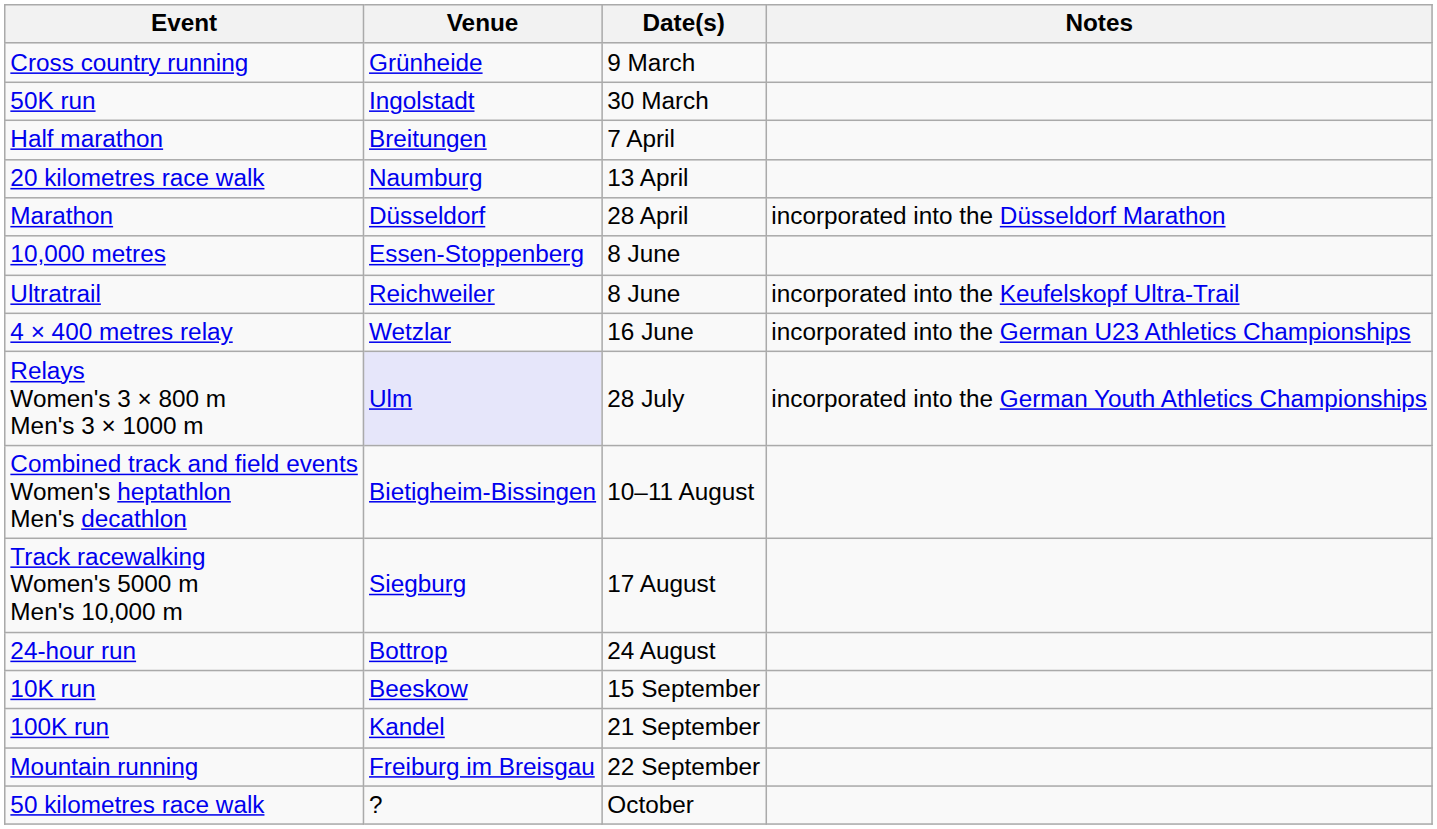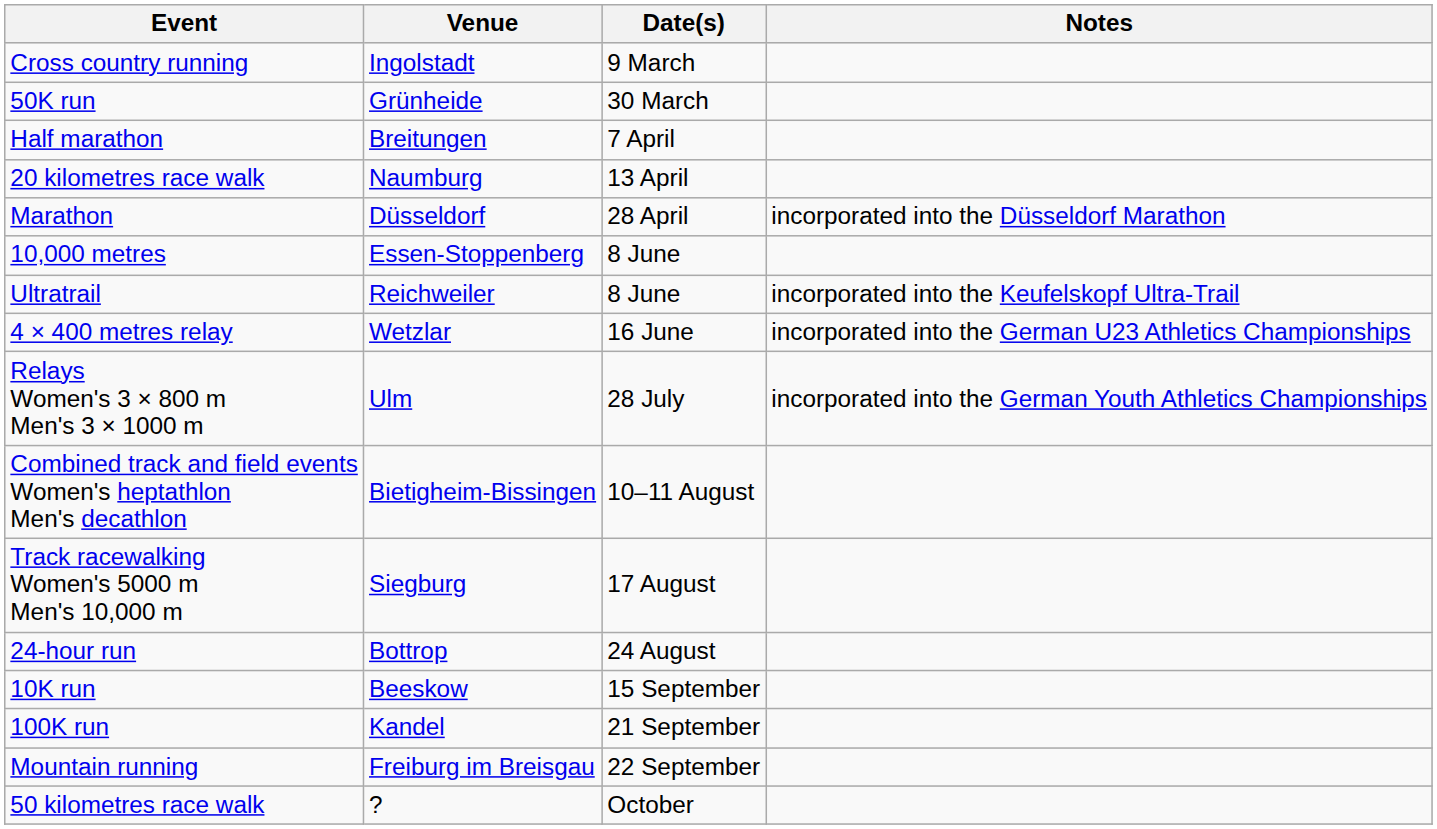(426, 62) Grünheide -> (422, 62) Ingolstadt
(422, 100) Ingolstadt -> (426, 100) Grünheide
(391, 398) lavender background -> (391, 398) no background
